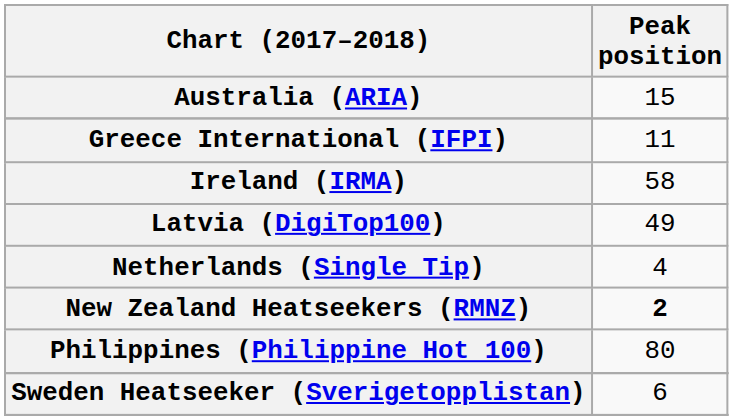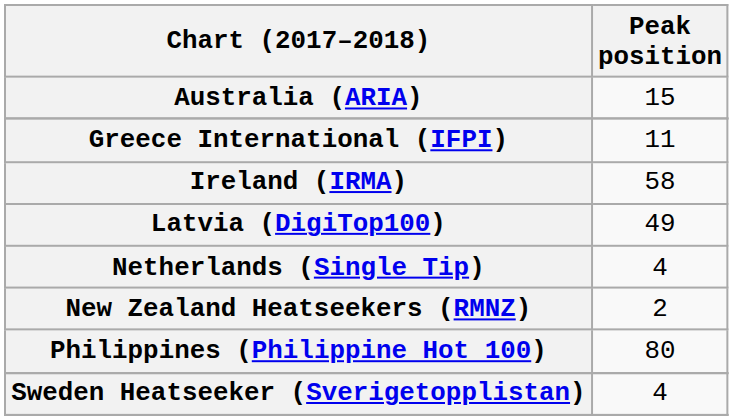(660, 309) bold -> (660, 309) normal
(660, 393) 6 -> (660, 393) 4
